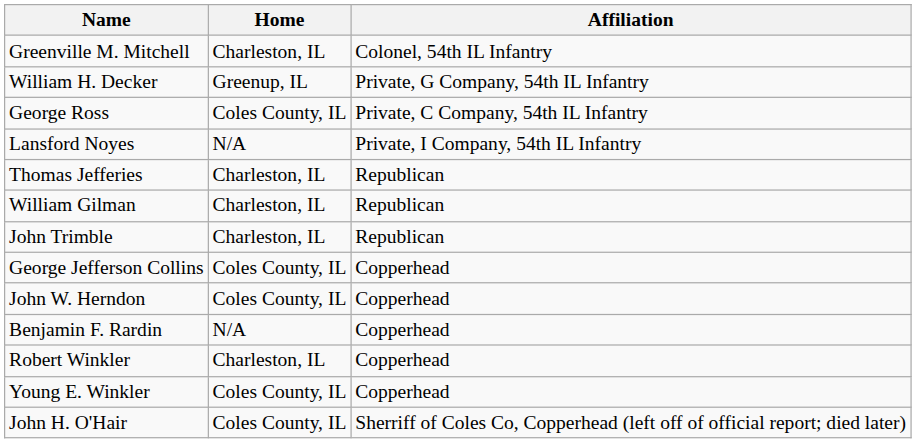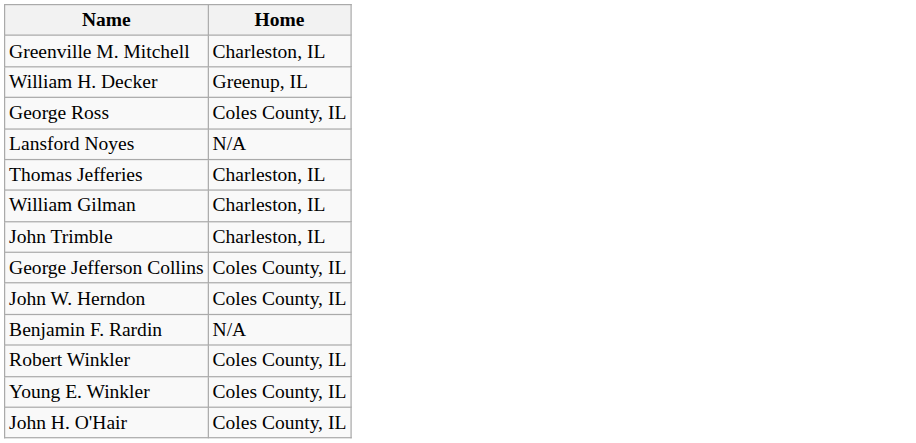- column: (631, 19)
(269, 360) Charleston, IL -> (279, 360) Coles County, IL
